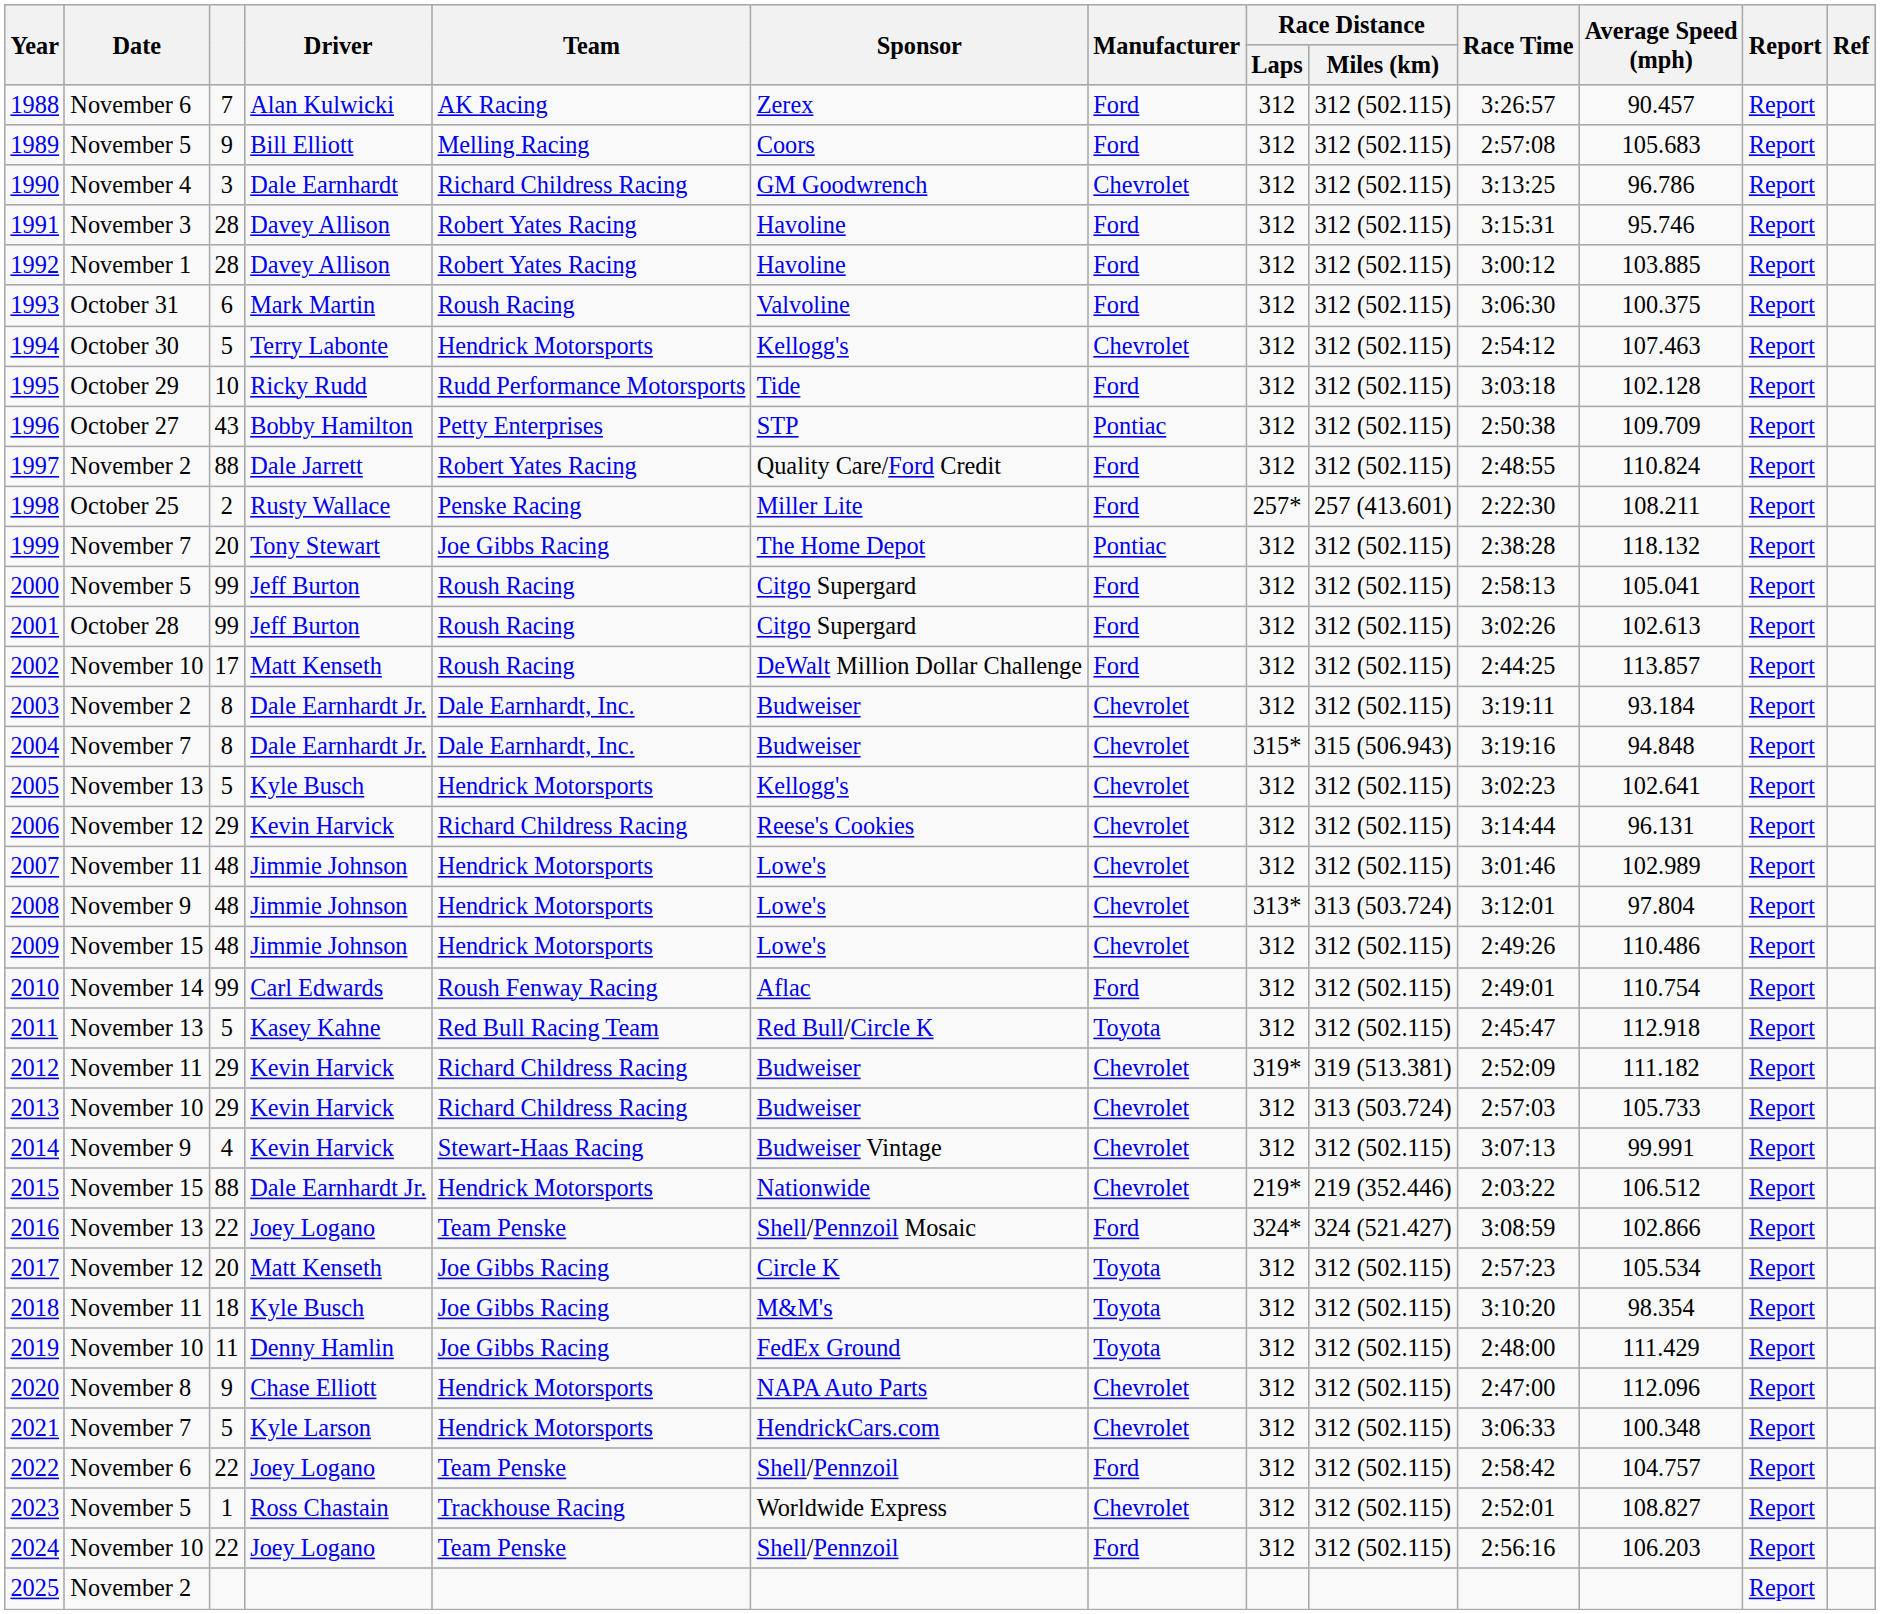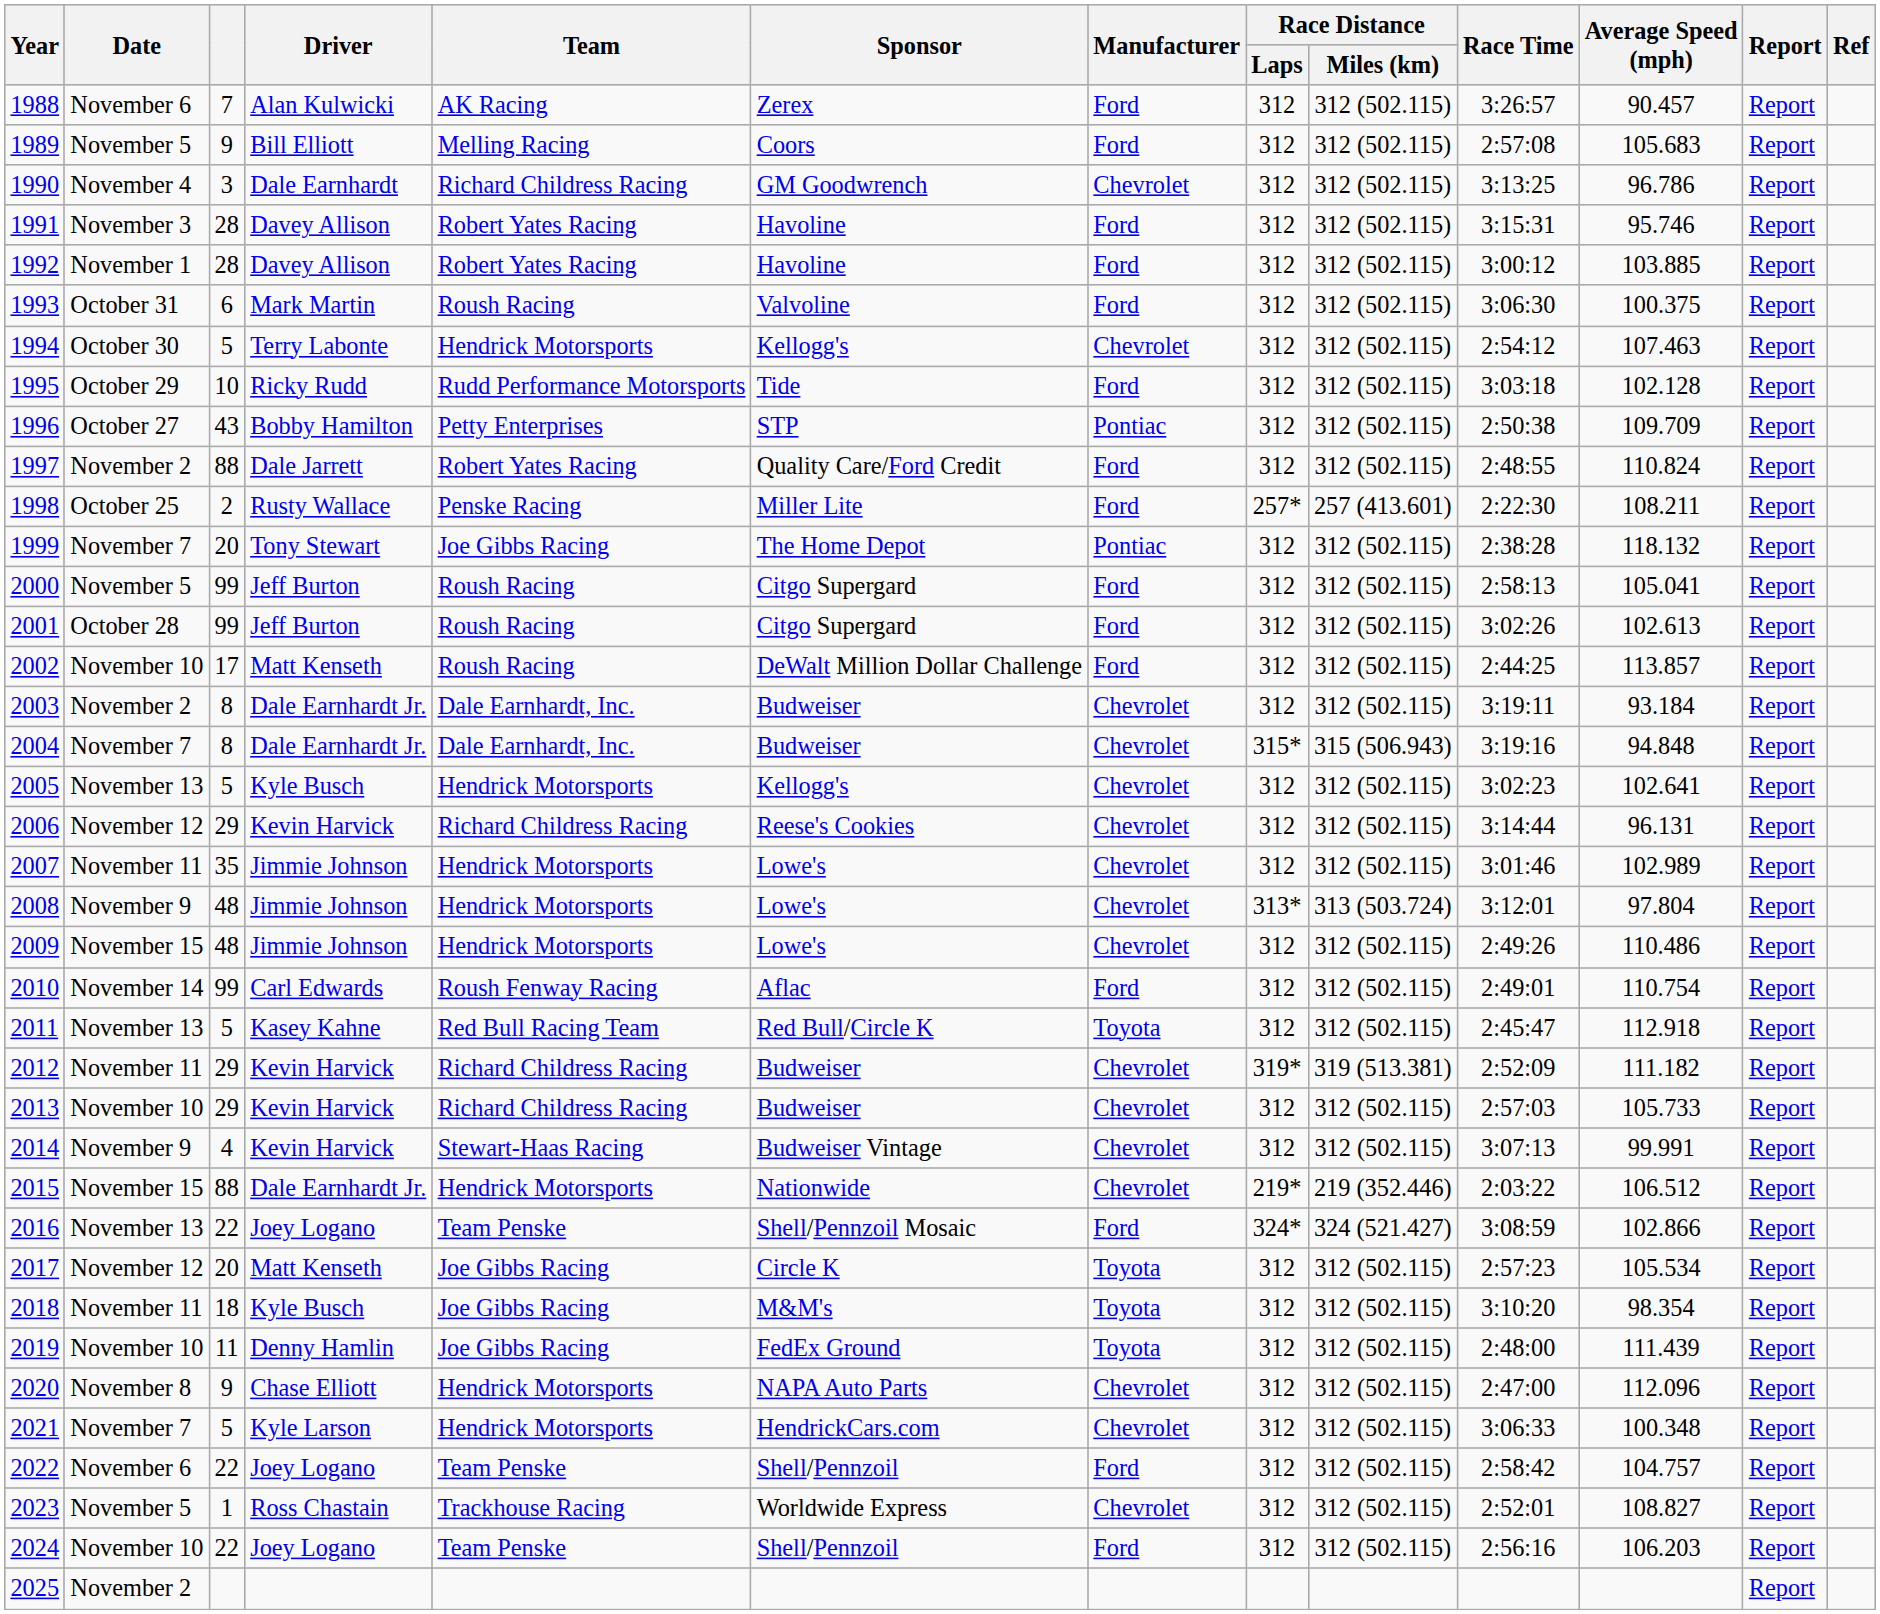(227, 866) 48 -> (227, 866) 35
(1383, 1107) 313 (503.724) -> (1383, 1107) 312 (502.115)
(1661, 1348) 111.429 -> (1661, 1348) 111.439
